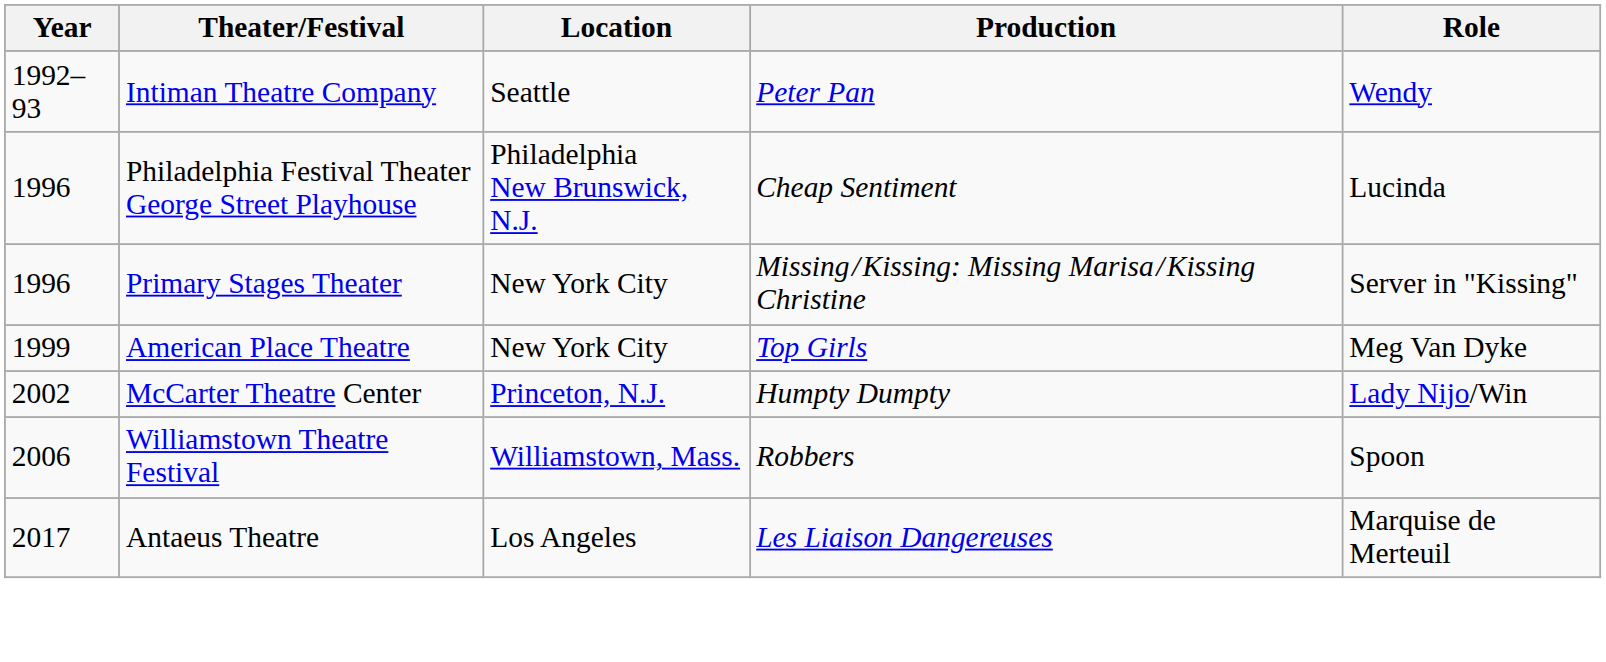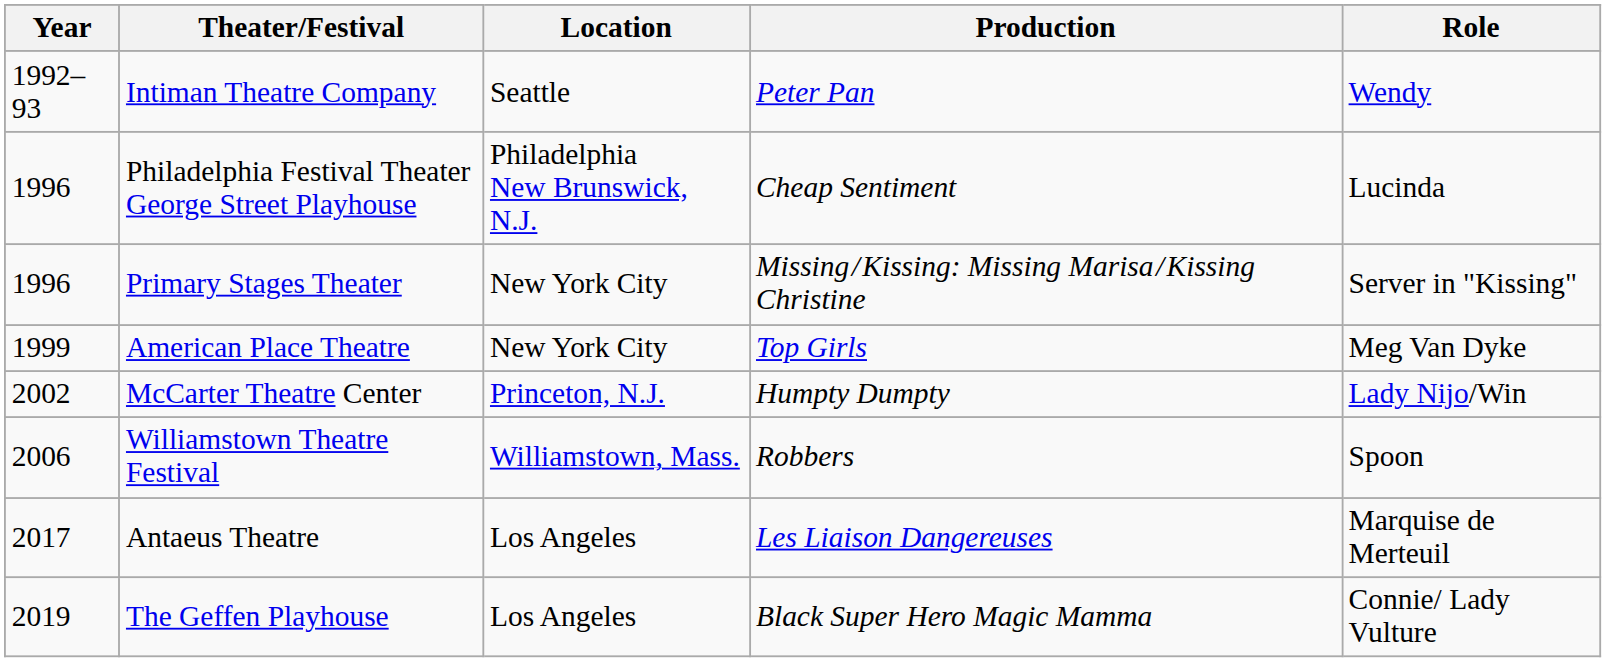+ row: (257, 616)
